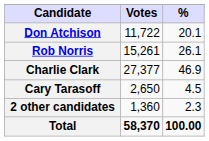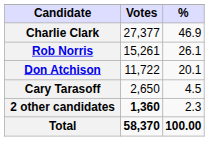rows swapped: (63, 70) <-> (63, 32)
(145, 107) normal -> (145, 107) bold
